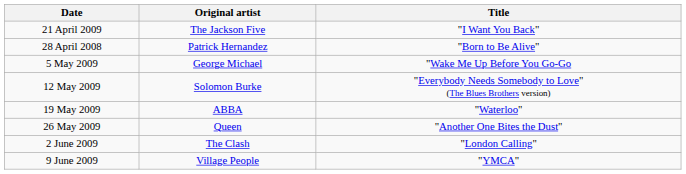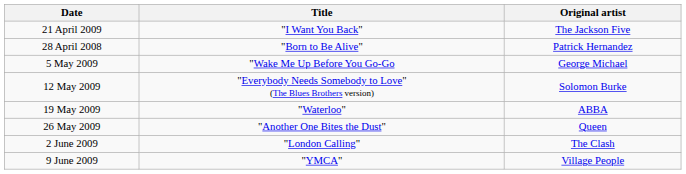columns swapped: (499, 13) <-> (228, 13)
